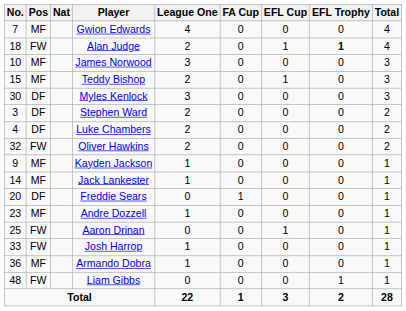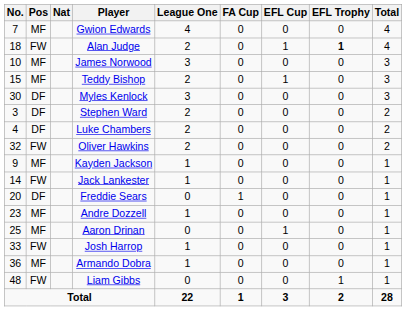(38, 180) MF -> (38, 180) FW
(38, 230) FW -> (38, 230) MF
